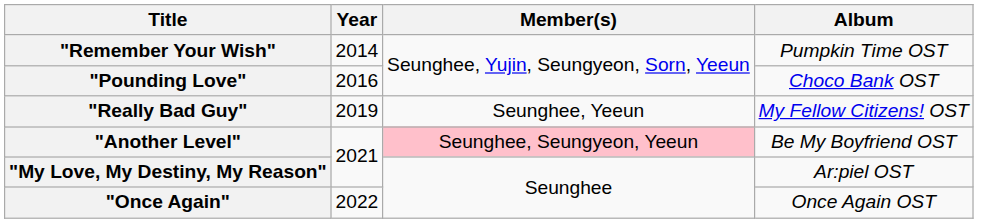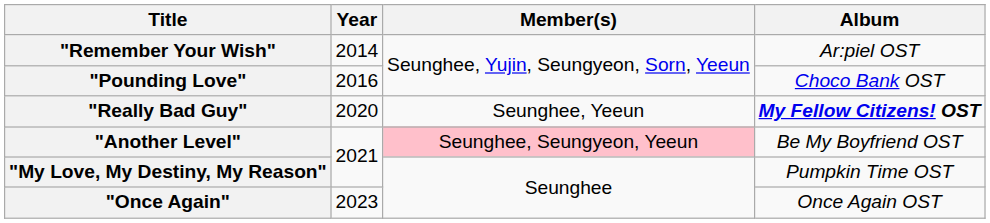(864, 50) Pumpkin Time OST -> (870, 50) Ar:piel OST
(357, 111) 2019 -> (357, 111) 2020
(864, 111) normal -> (870, 111) bold
(864, 171) Ar:piel OST -> (870, 171) Pumpkin Time OST
(357, 202) 2022 -> (357, 202) 2023
